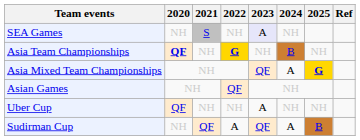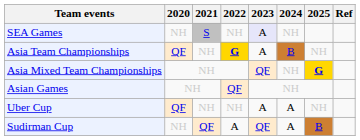(178, 51) bold -> (178, 51) normal
(263, 51) NH -> (263, 51) A
(291, 70) A -> (291, 70) NH
(291, 108) NH -> (291, 108) A
